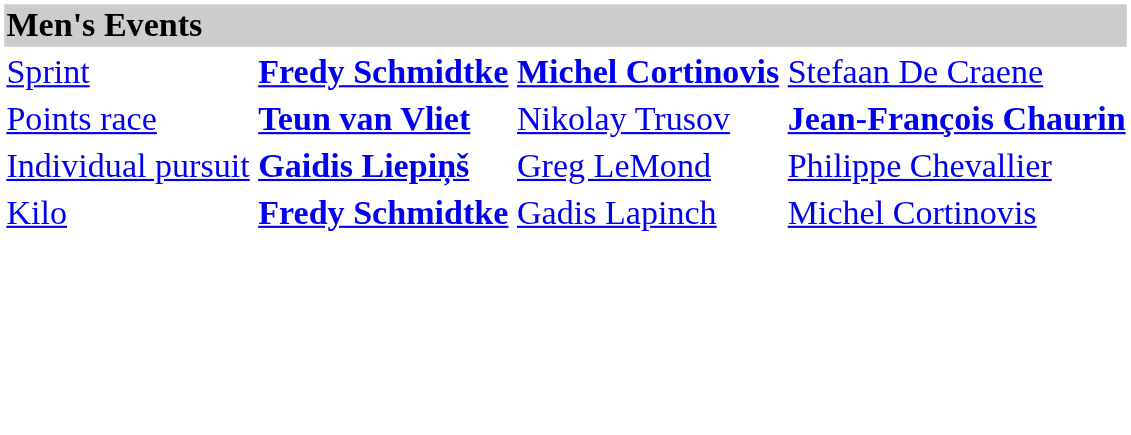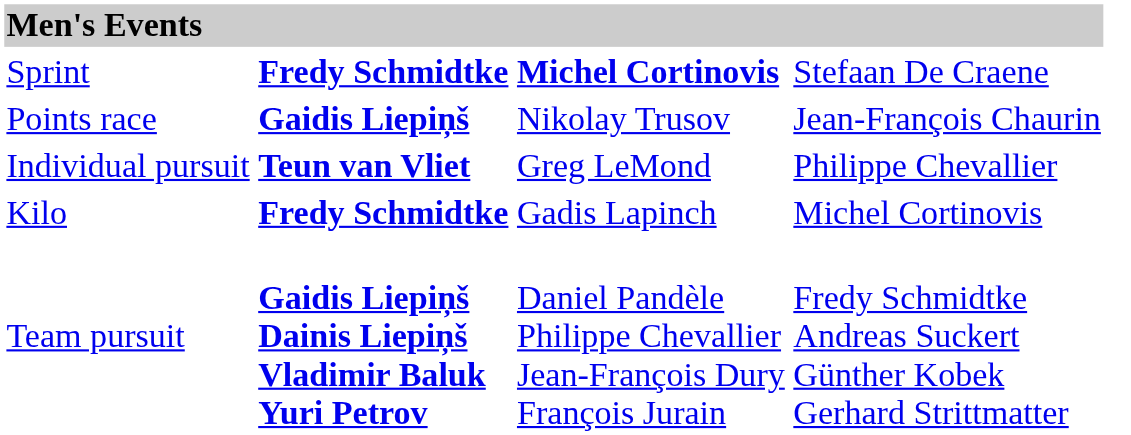(364, 118) Teun van Vliet -> (364, 118) Gaidis Liepiņš
(957, 118) bold -> (947, 118) normal
(364, 165) Gaidis Liepiņš -> (364, 165) Teun van Vliet
+ row: (96, 335)
